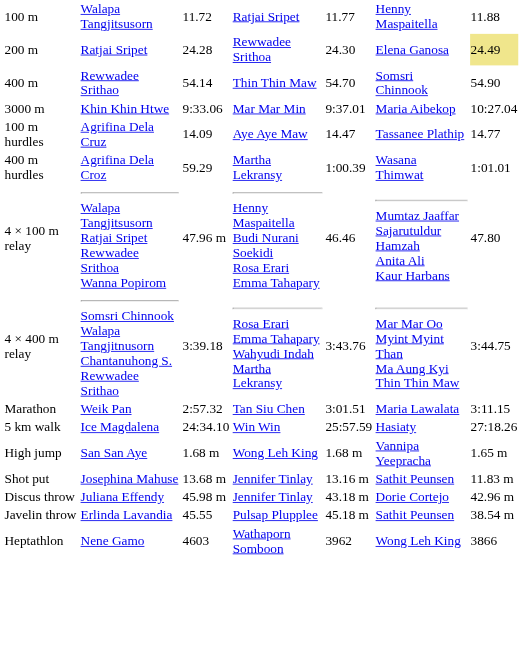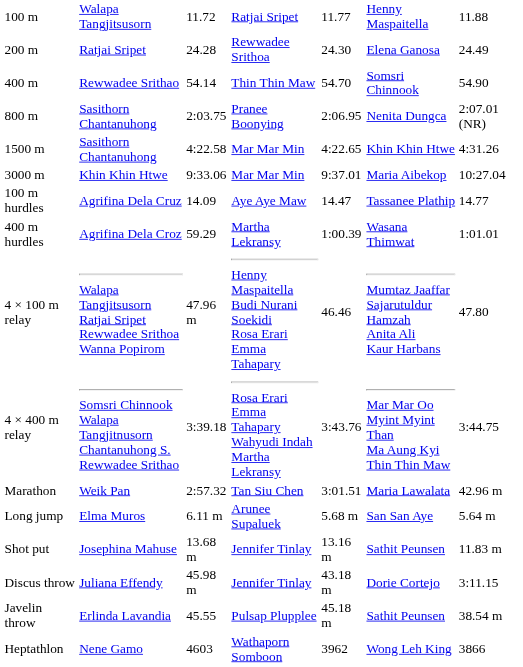(485, 49) khaki background -> (474, 49) no background
+ row: (21, 116)
+ row: (25, 149)
(490, 409) 3:11.15 -> (481, 490) 42.96 m
- row: (33, 427)
+ row: (34, 516)
- row: (33, 453)
(492, 497) 42.96 m -> (479, 582) 3:11.15
